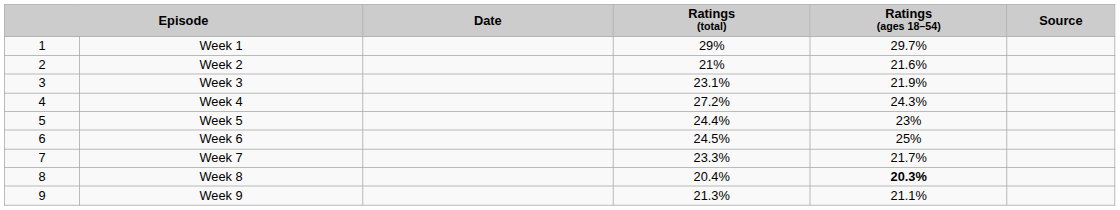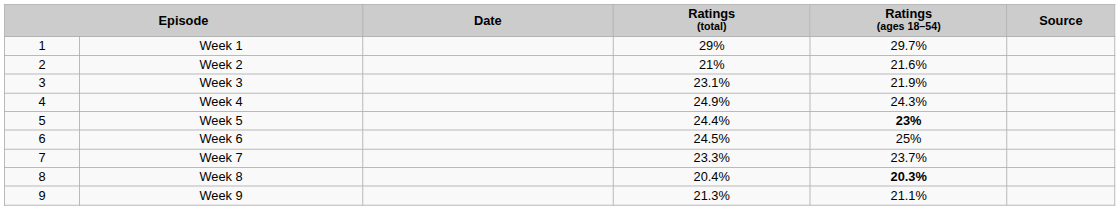(712, 102) 27.2% -> (712, 102) 24.9%
(909, 120) normal -> (909, 120) bold
(909, 158) 21.7% -> (909, 158) 23.7%
